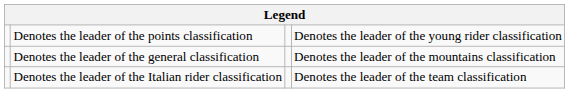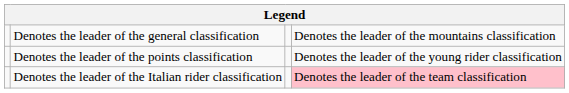rows swapped: (136, 56) <-> (133, 35)
(410, 77) no background -> (410, 77) pink background
